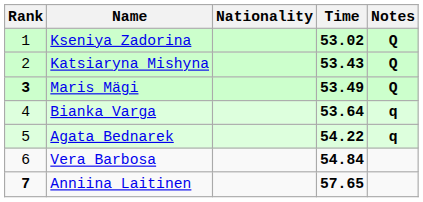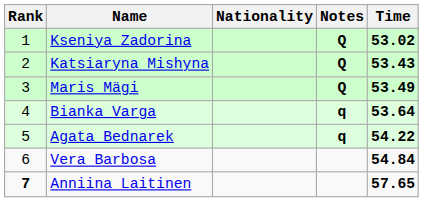columns swapped: (342, 17) <-> (393, 17)
(26, 88) bold -> (26, 88) normal
